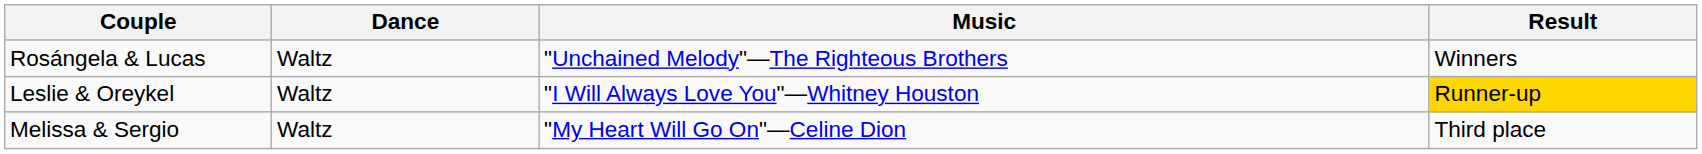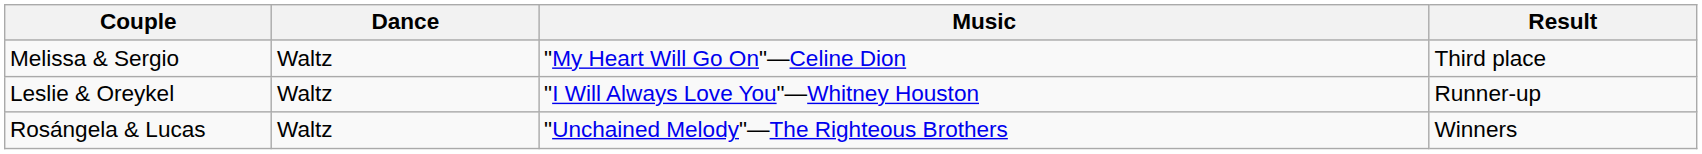rows swapped: (108, 58) <-> (95, 129)
(1488, 93) gold background -> (1488, 93) no background
